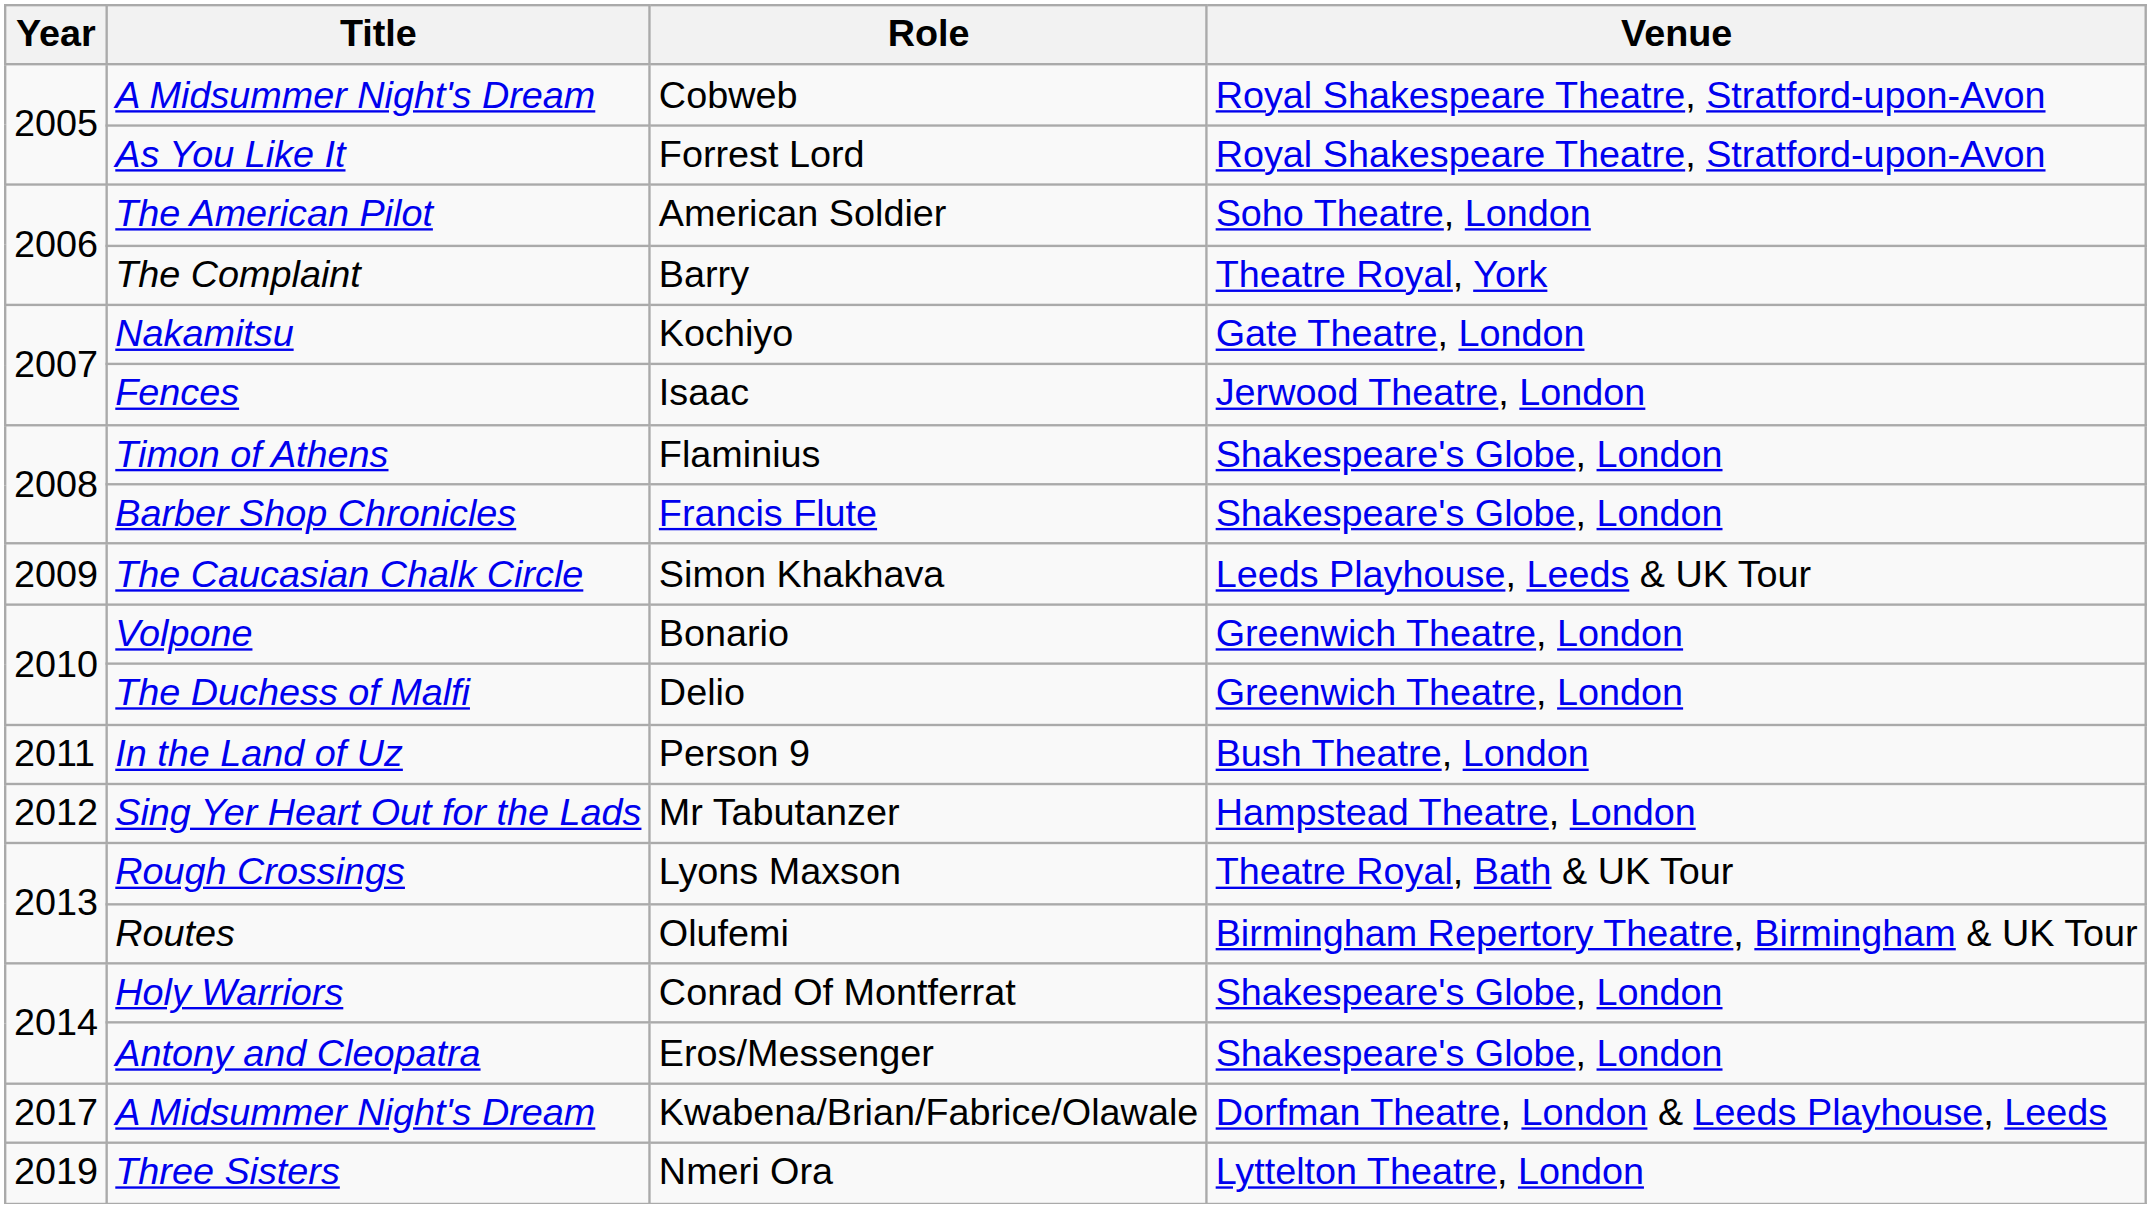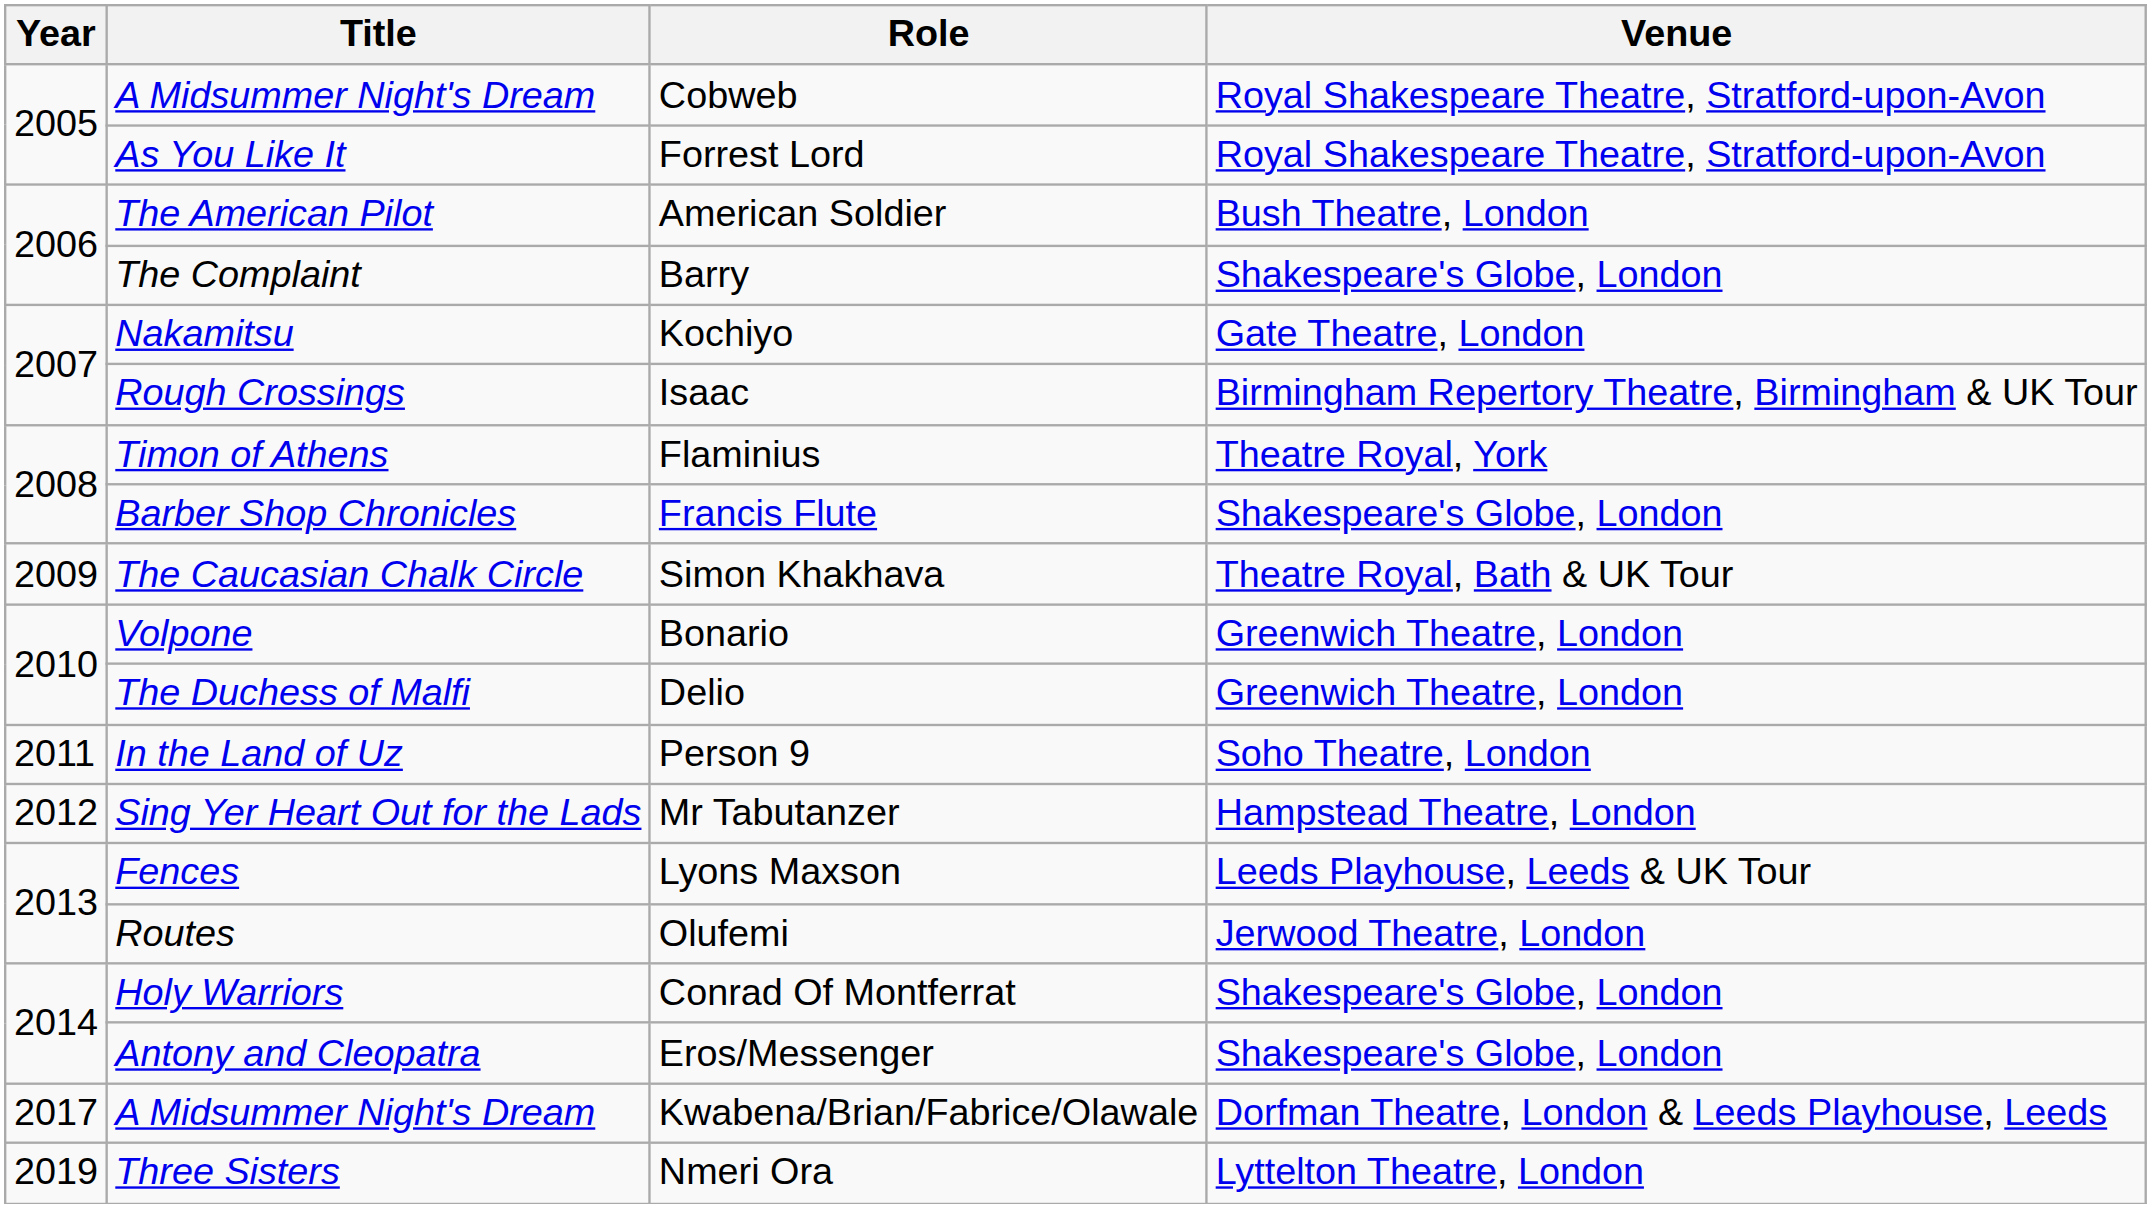(1403, 214) Soho Theatre, London -> (1402, 214) Bush Theatre, London
(1382, 273) Theatre Royal, York -> (1469, 273) Shakespeare's Globe, London
(177, 393) Fences -> (260, 393) Rough Crossings
(1431, 393) Jerwood Theatre, London -> (1677, 393) Birmingham Repertory Theatre, Birmingham & UK Tour
(1469, 453) Shakespeare's Globe, London -> (1382, 453) Theatre Royal, York
(1513, 573) Leeds Playhouse, Leeds & UK Tour -> (1475, 573) Theatre Royal, Bath & UK Tour
(1402, 753) Bush Theatre, London -> (1403, 753) Soho Theatre, London
(260, 872) Rough Crossings -> (177, 872) Fences
(1475, 872) Theatre Royal, Bath & UK Tour -> (1513, 872) Leeds Playhouse, Leeds & UK Tour
(1677, 932) Birmingham Repertory Theatre, Birmingham & UK Tour -> (1431, 932) Jerwood Theatre, London
